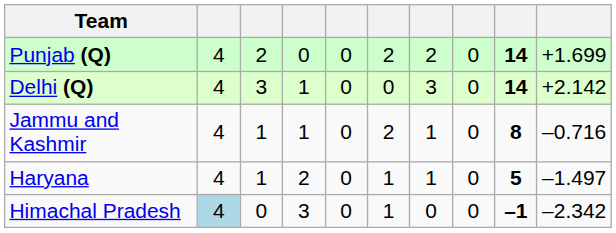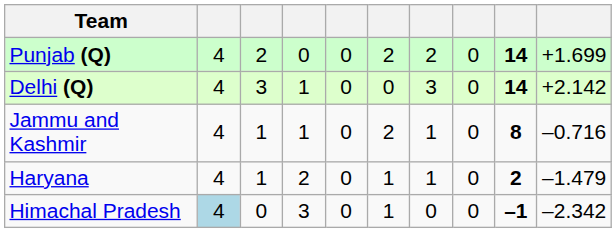(516, 177) 5 -> (516, 177) 2
(574, 177) –1.497 -> (574, 177) –1.479
